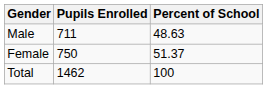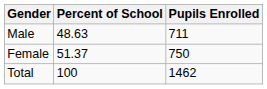columns swapped: (102, 14) <-> (206, 14)
